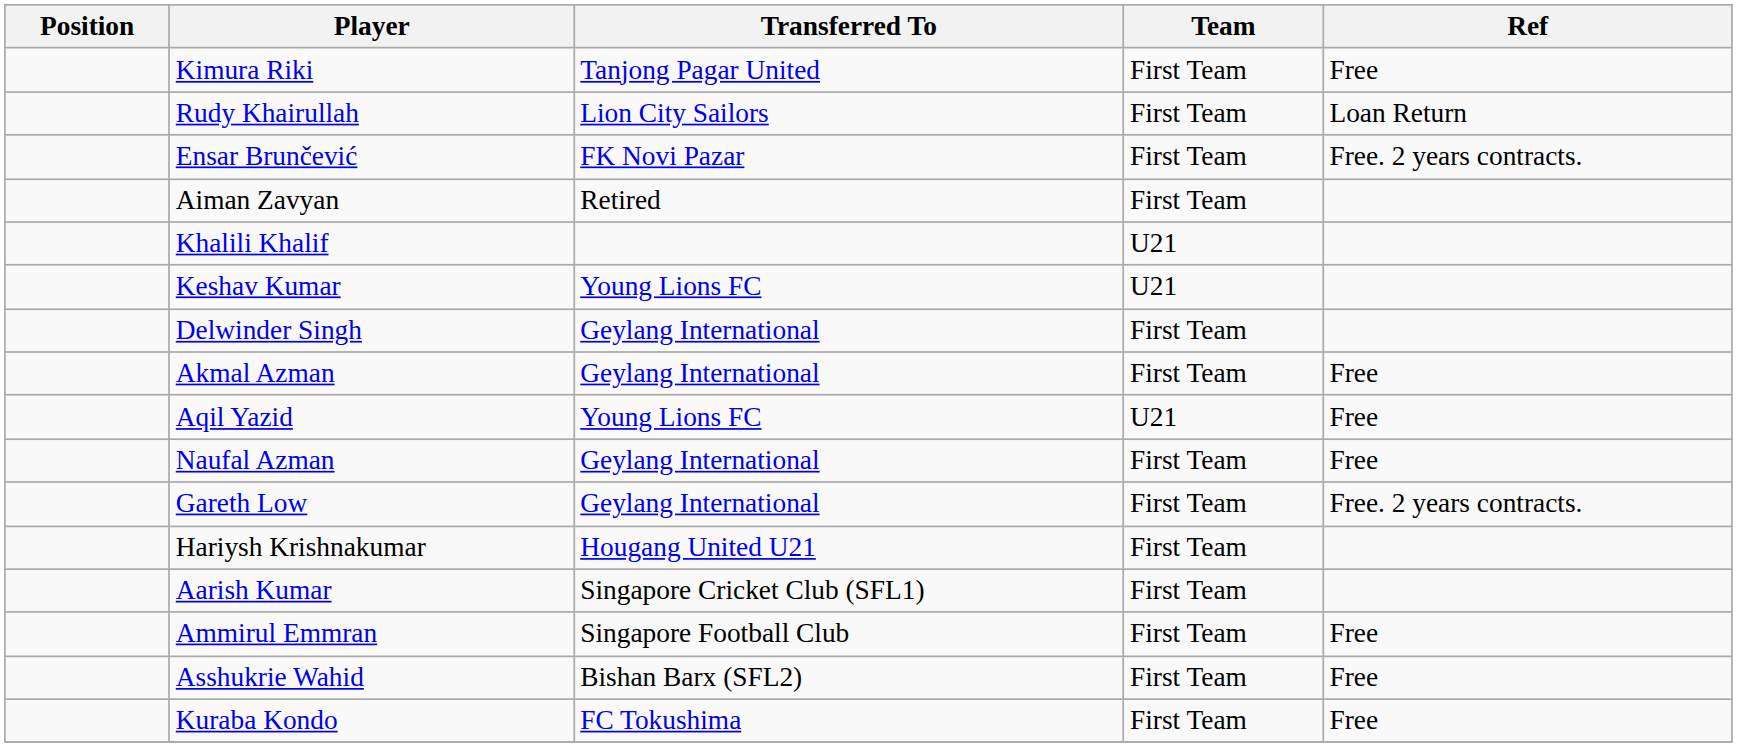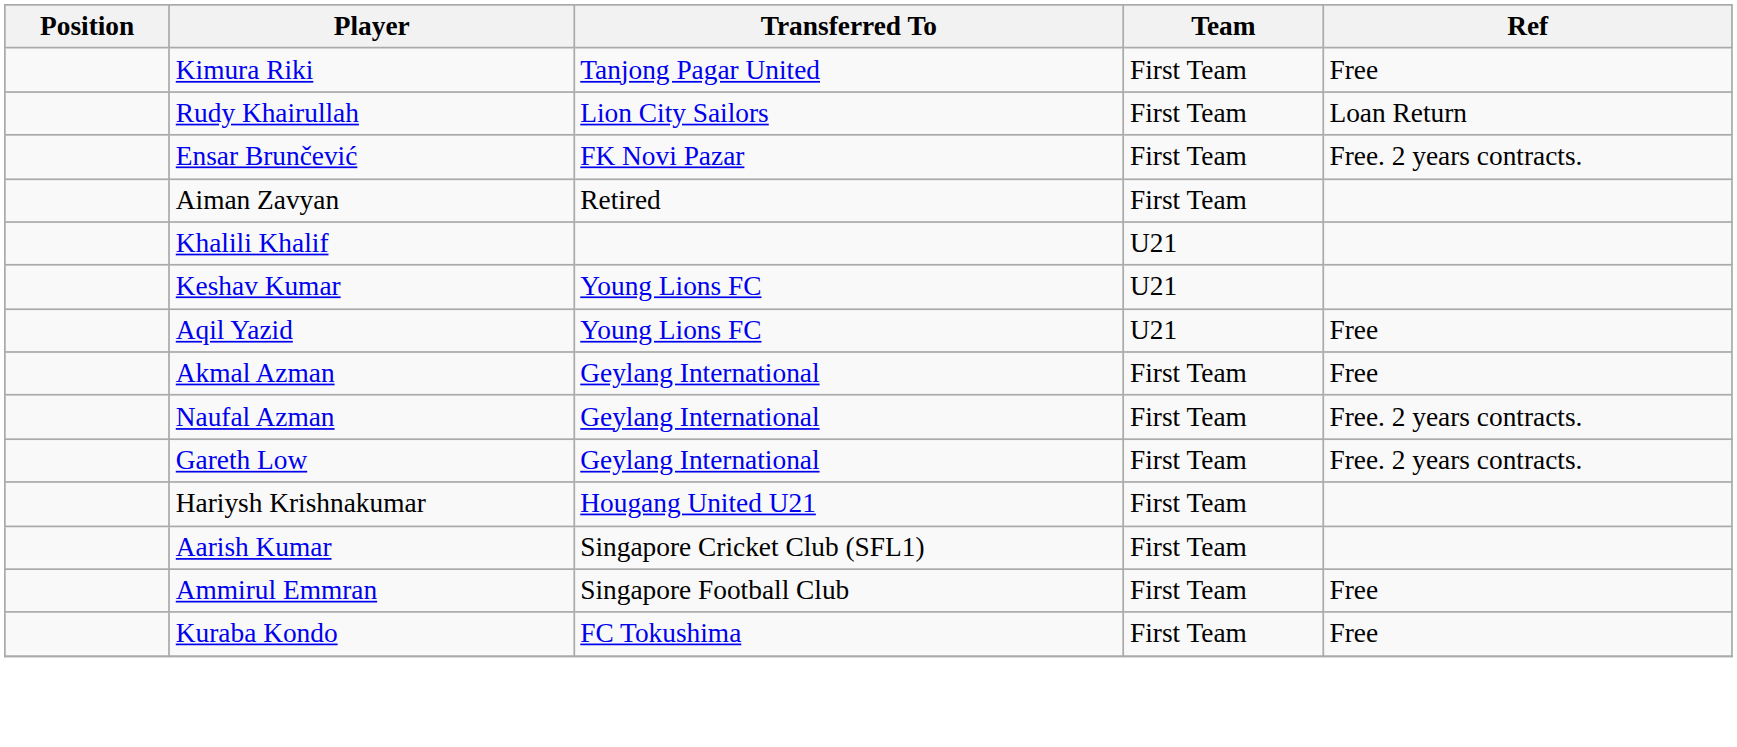- row: (269, 329)
rows swapped: (255, 373) <-> (234, 416)
(1354, 460) Free -> (1456, 416) Free. 2 years contracts.
- row: (270, 677)
